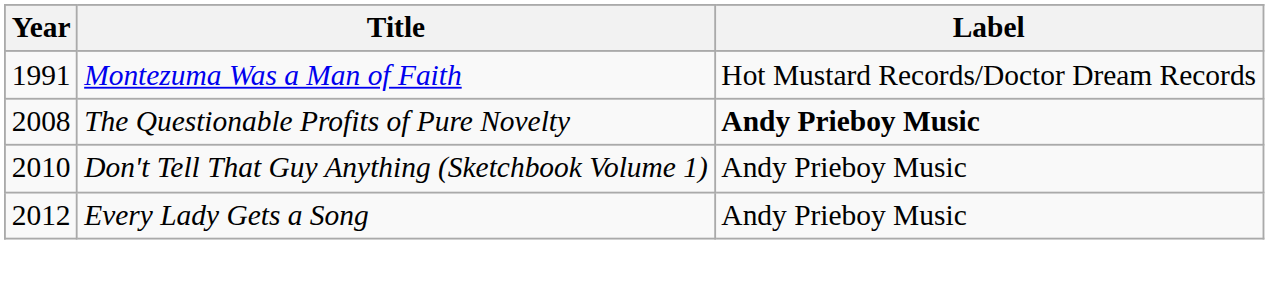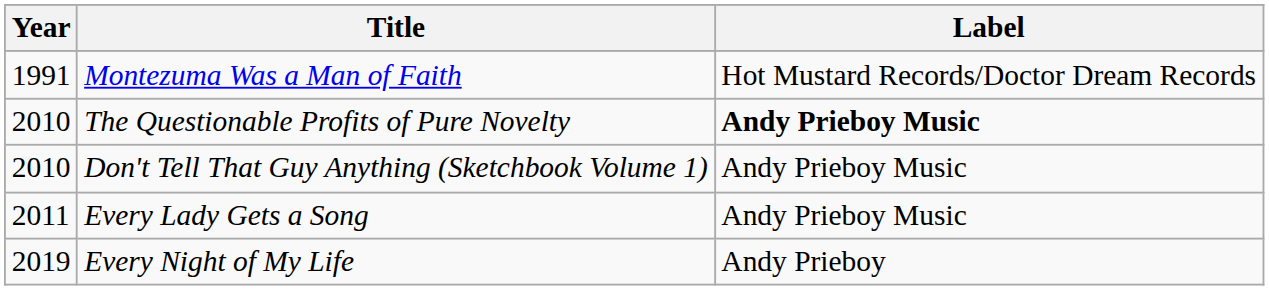(41, 121) 2008 -> (41, 121) 2010
(41, 214) 2012 -> (41, 214) 2011
+ row: (219, 261)
